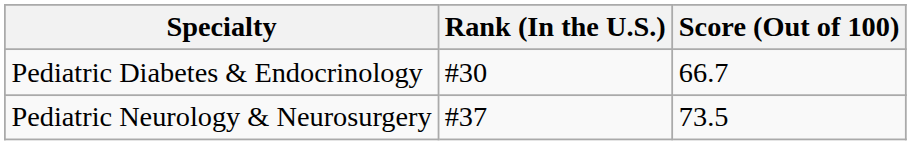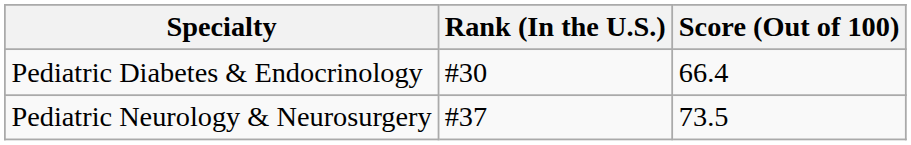(704, 71) 66.7 -> (704, 71) 66.4
